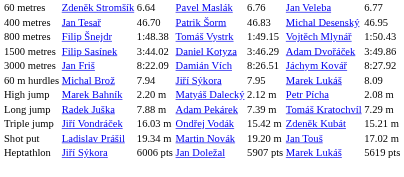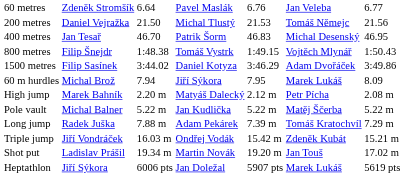+ row: (27, 22)
- row: (30, 66)
+ row: (25, 109)
